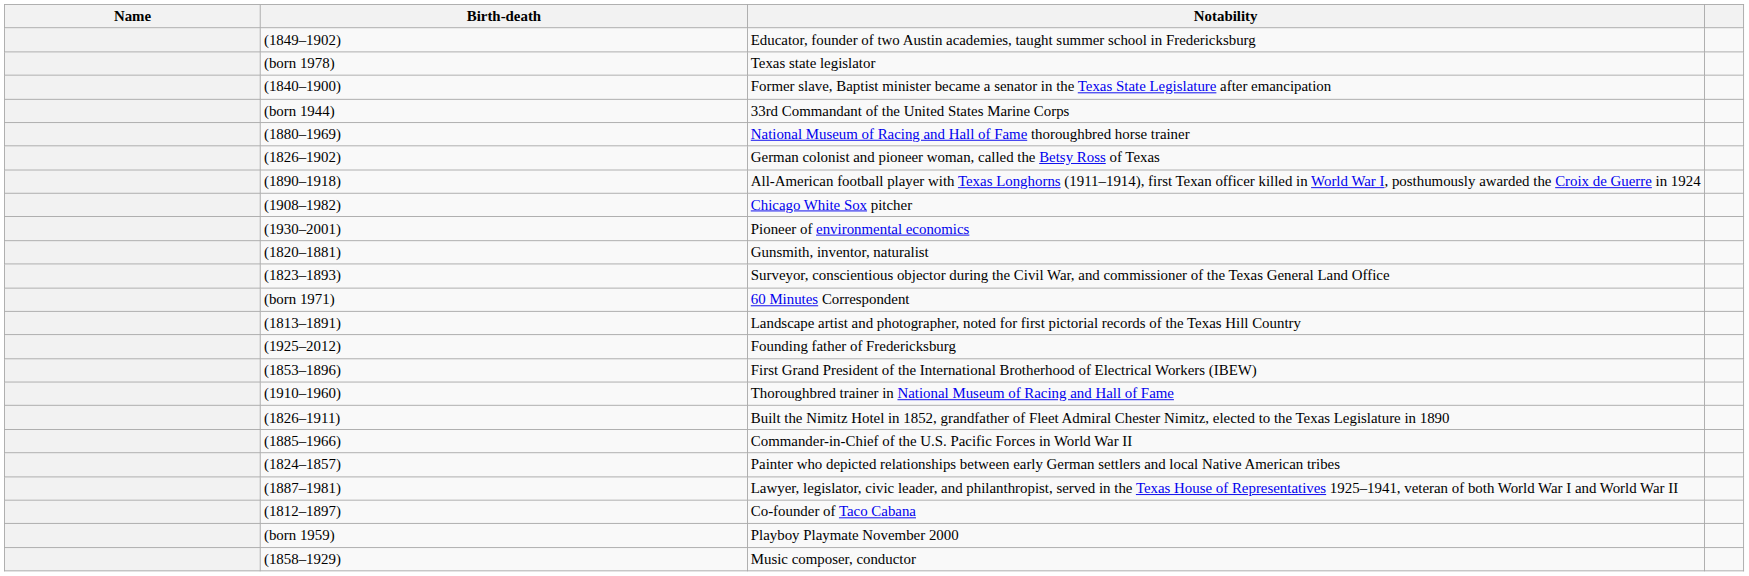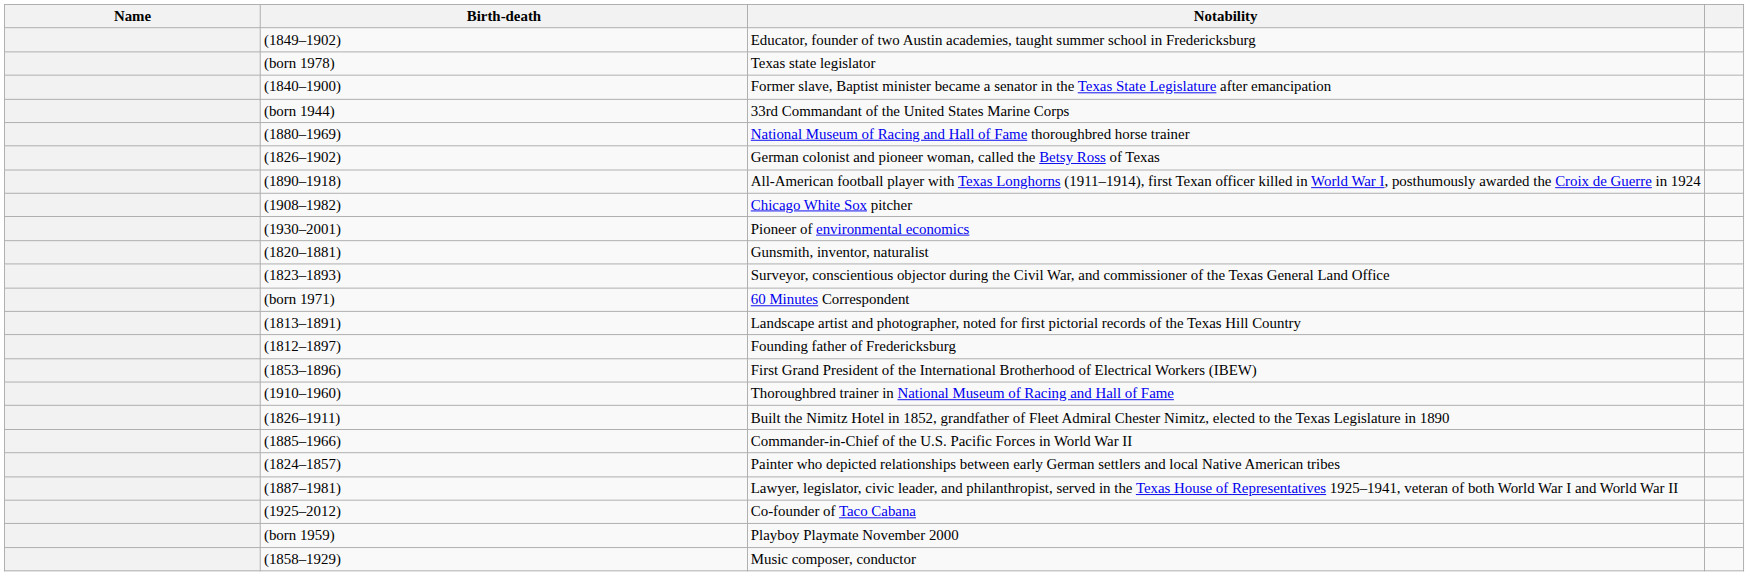(302, 346) (1925–2012) -> (302, 346) (1812–1897)
(302, 511) (1812–1897) -> (302, 511) (1925–2012)
